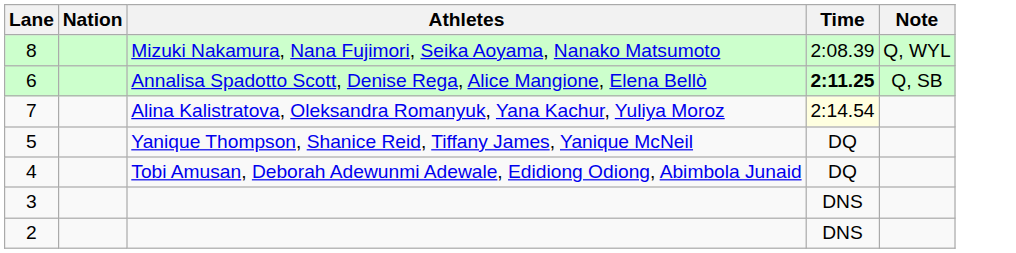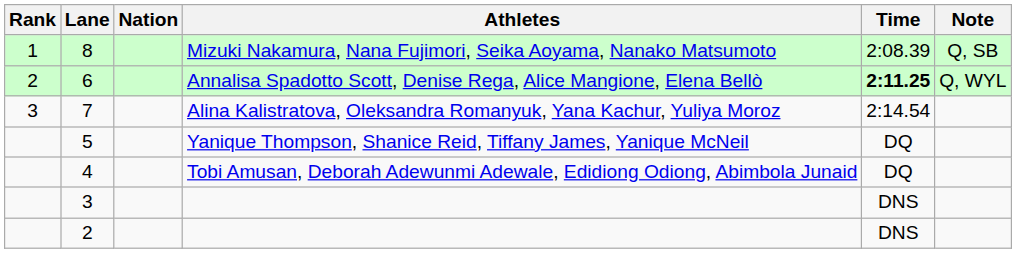+ column: (33, 19)
(917, 50) Q, WYL -> (973, 50) Q, SB
(917, 80) Q, SB -> (973, 80) Q, WYL
(842, 111) lightyellow background -> (898, 111) no background
